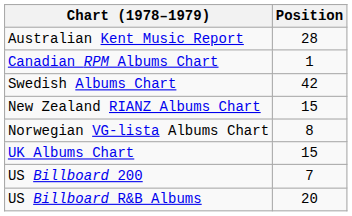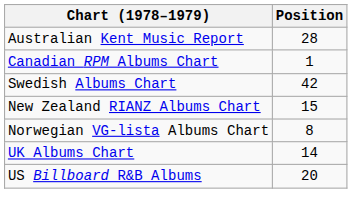(309, 153) 15 -> (309, 153) 14
- row: (75, 176)
